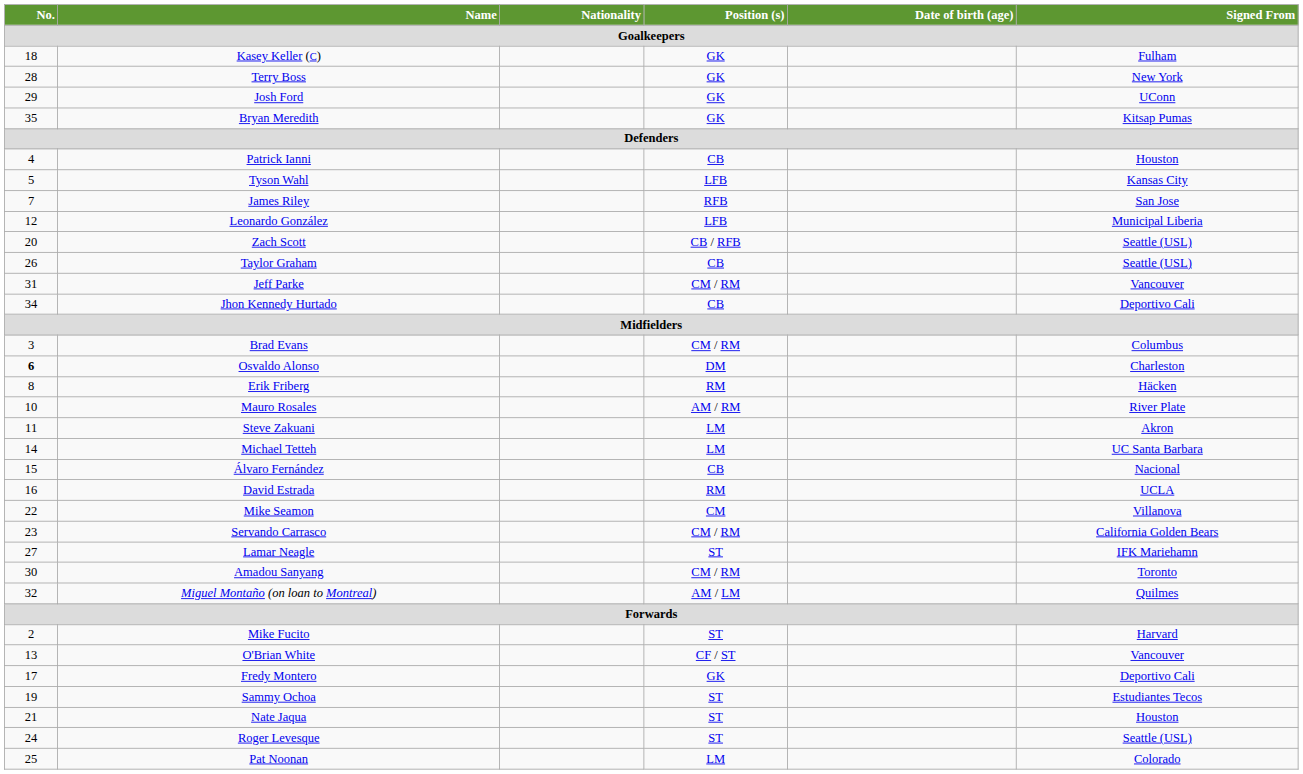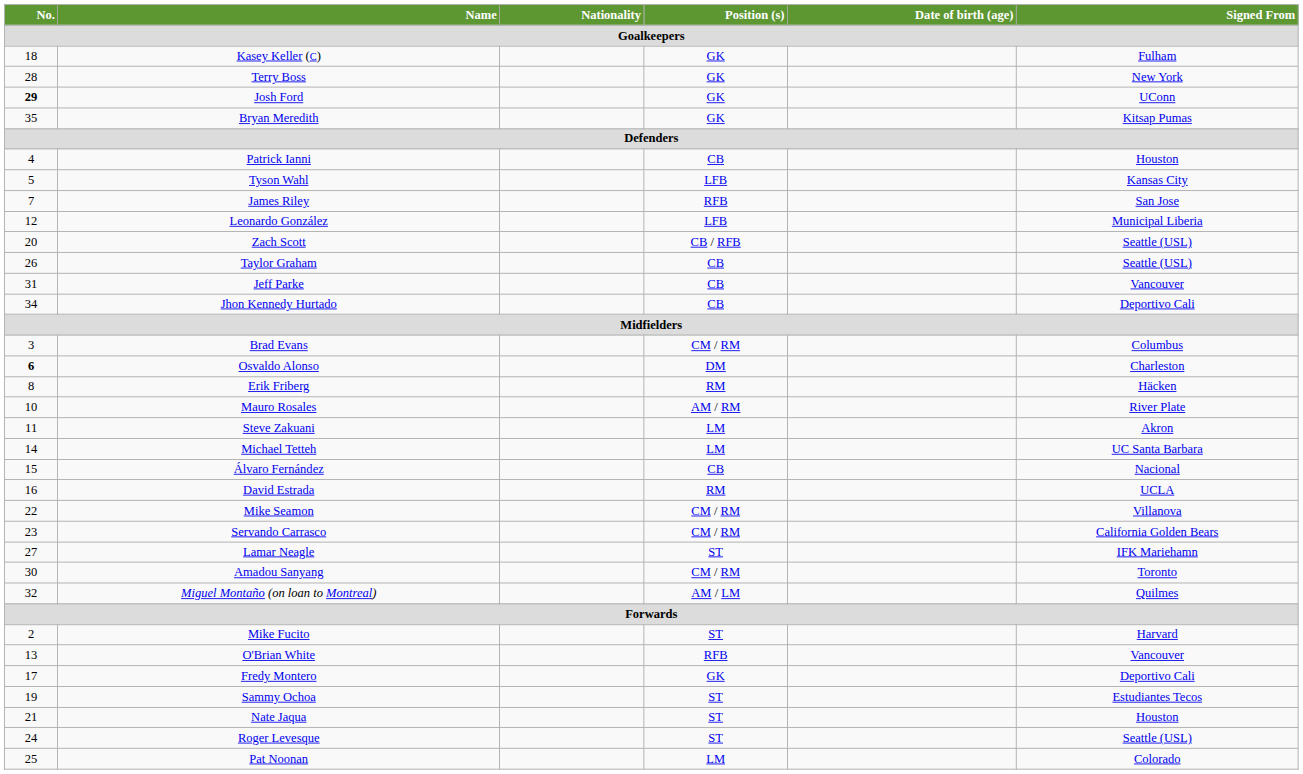(31, 97) normal -> (31, 97) bold
(716, 283) CM / RM -> (716, 283) CB
(716, 511) CM -> (716, 511) CM / RM
(716, 655) CF / ST -> (716, 655) RFB
